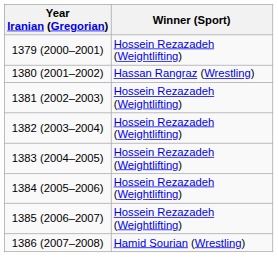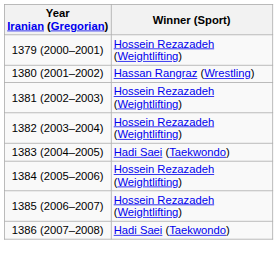(164, 159) Hossein Rezazadeh (Weightlifting) -> (172, 152) Hadi Saei (Taekwondo)
(179, 243) Hamid Sourian (Wrestling) -> (172, 230) Hadi Saei (Taekwondo)
